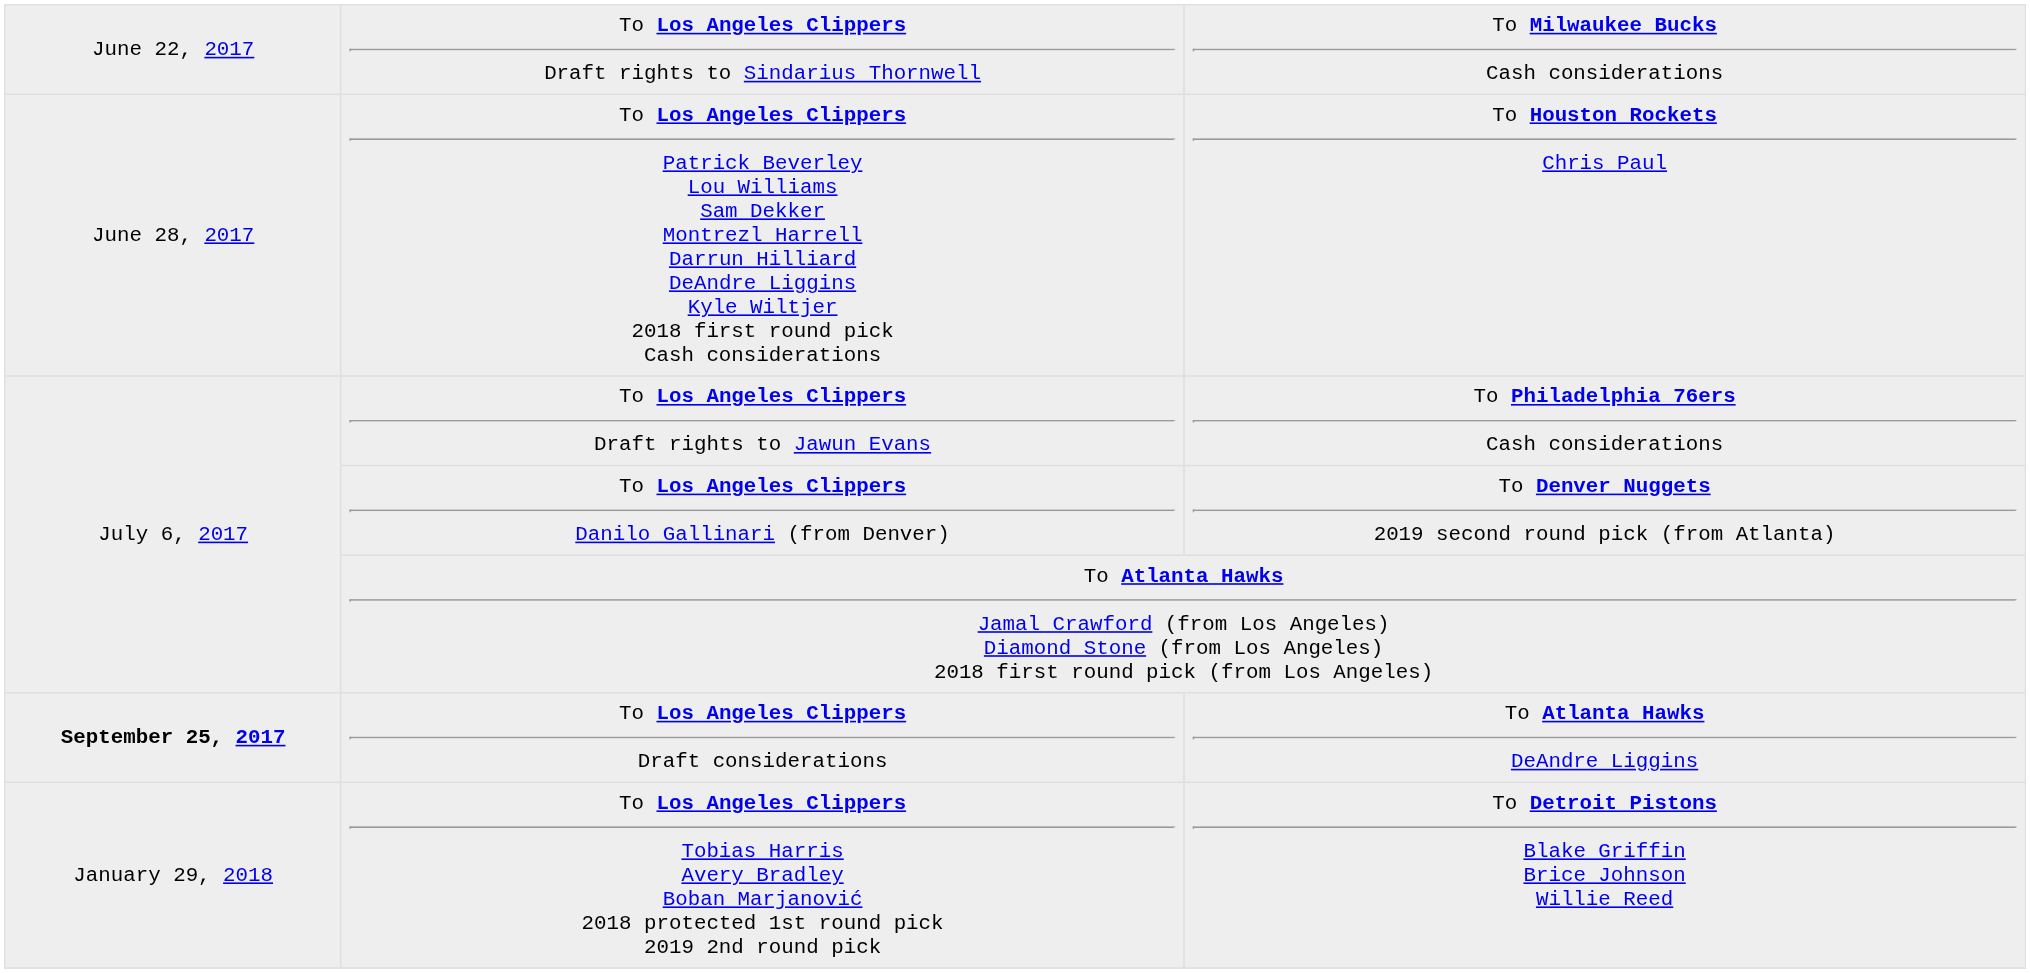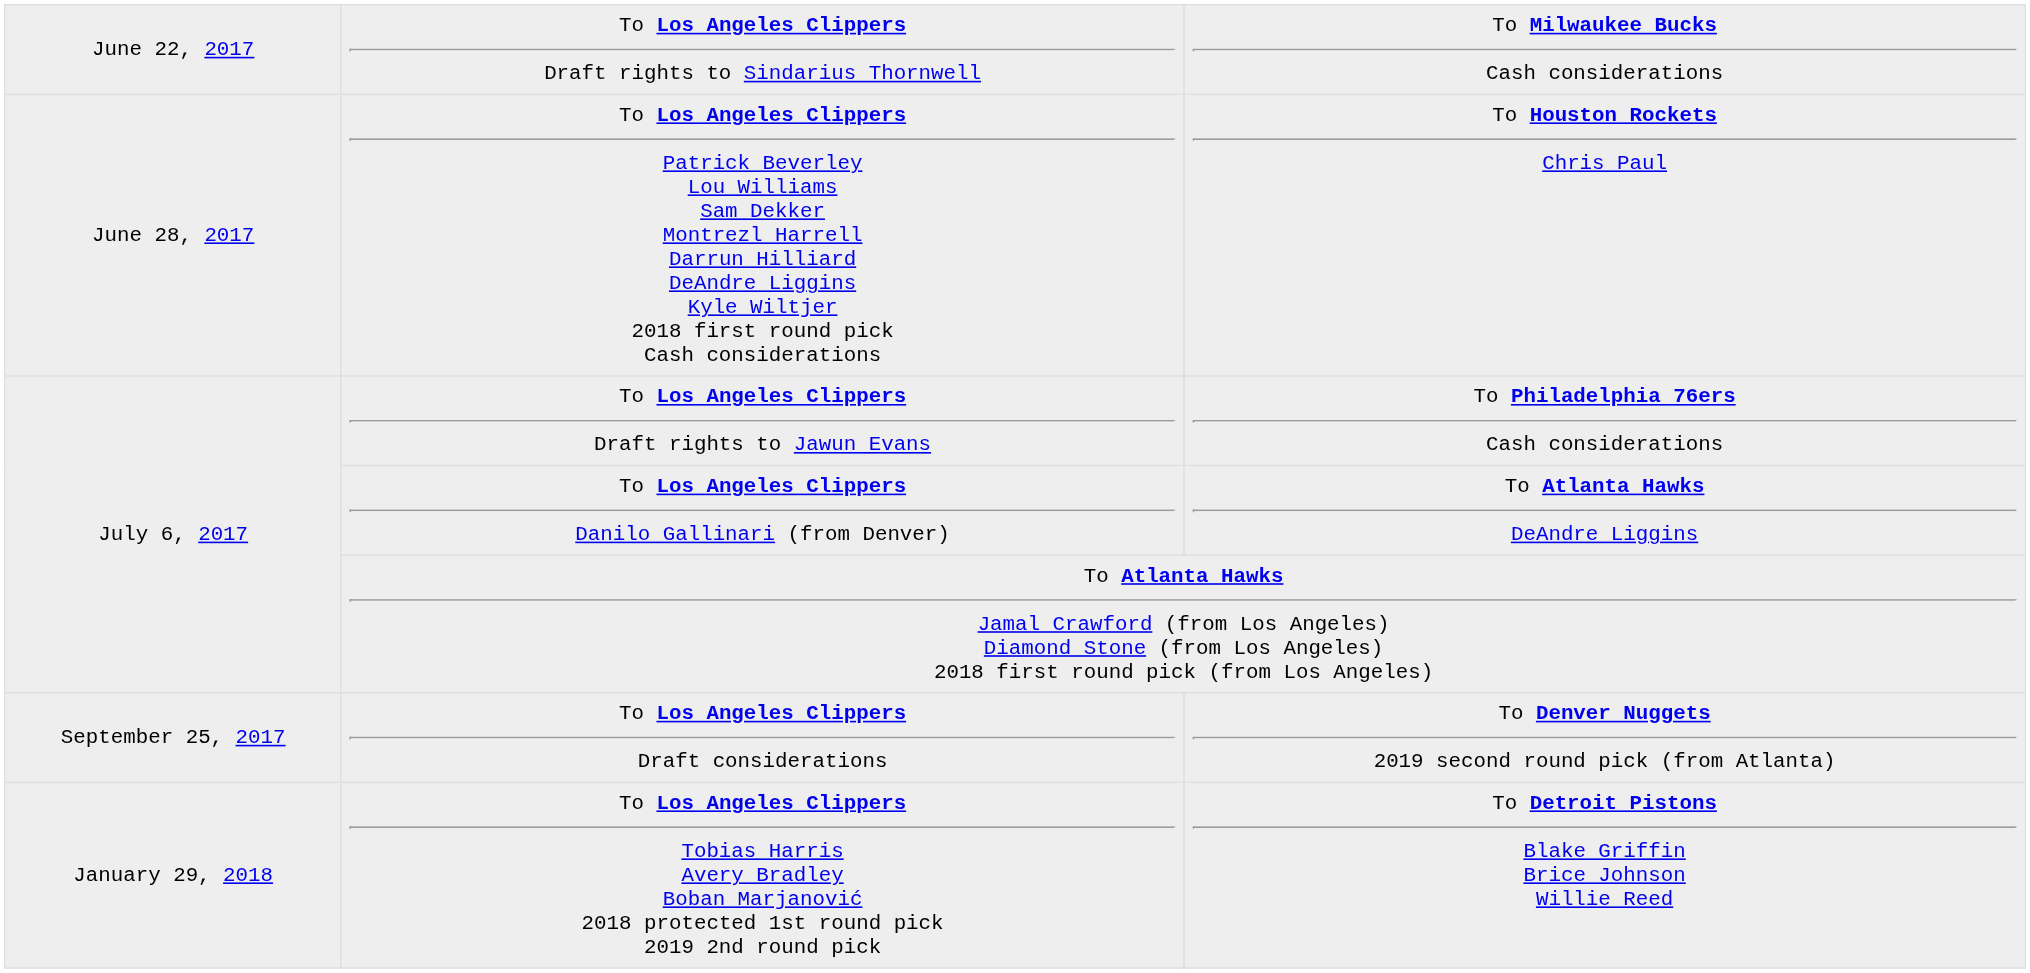(1605, 510) To Denver Nuggets 2019 second round pick (from Atlanta) -> (1605, 510) To Atlanta Hawks DeAndre Liggins
(173, 738) bold -> (173, 738) normal
(1605, 738) To Atlanta Hawks DeAndre Liggins -> (1605, 738) To Denver Nuggets 2019 second round pick (from Atlanta)
